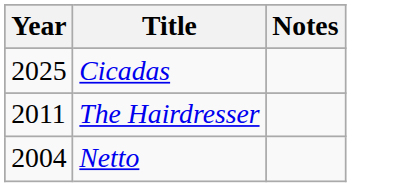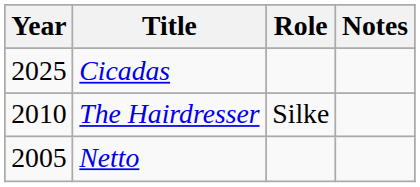+ column: (301, 26)
(38, 114) 2011 -> (39, 114) 2010
(39, 158) 2004 -> (39, 158) 2005
